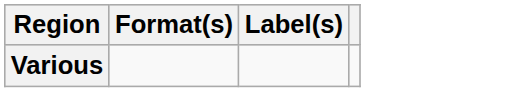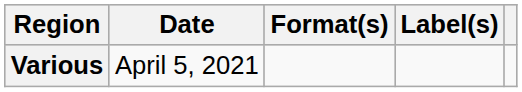+ column: (187, 24)
